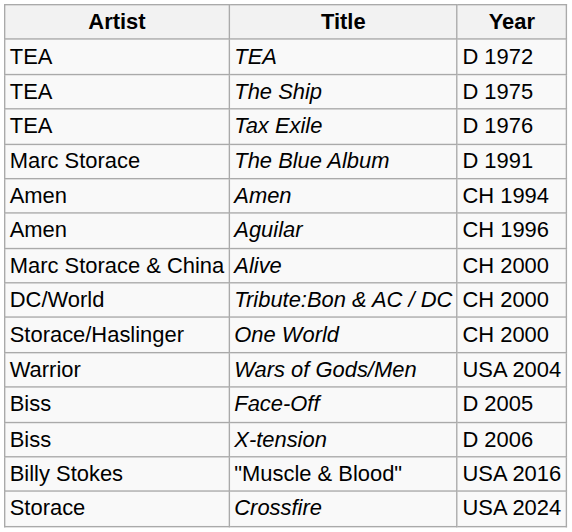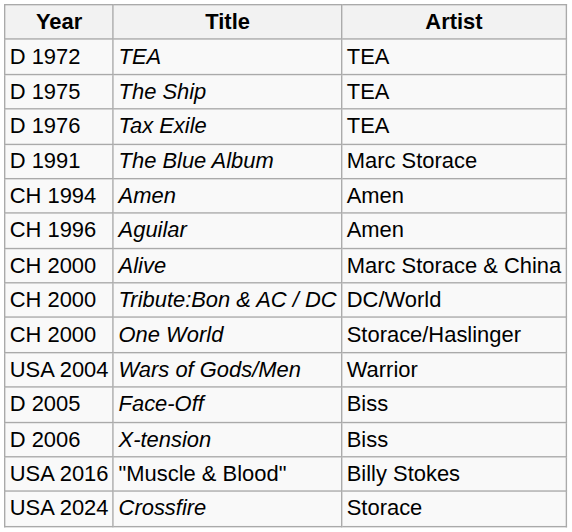columns swapped: (117, 21) <-> (512, 21)
